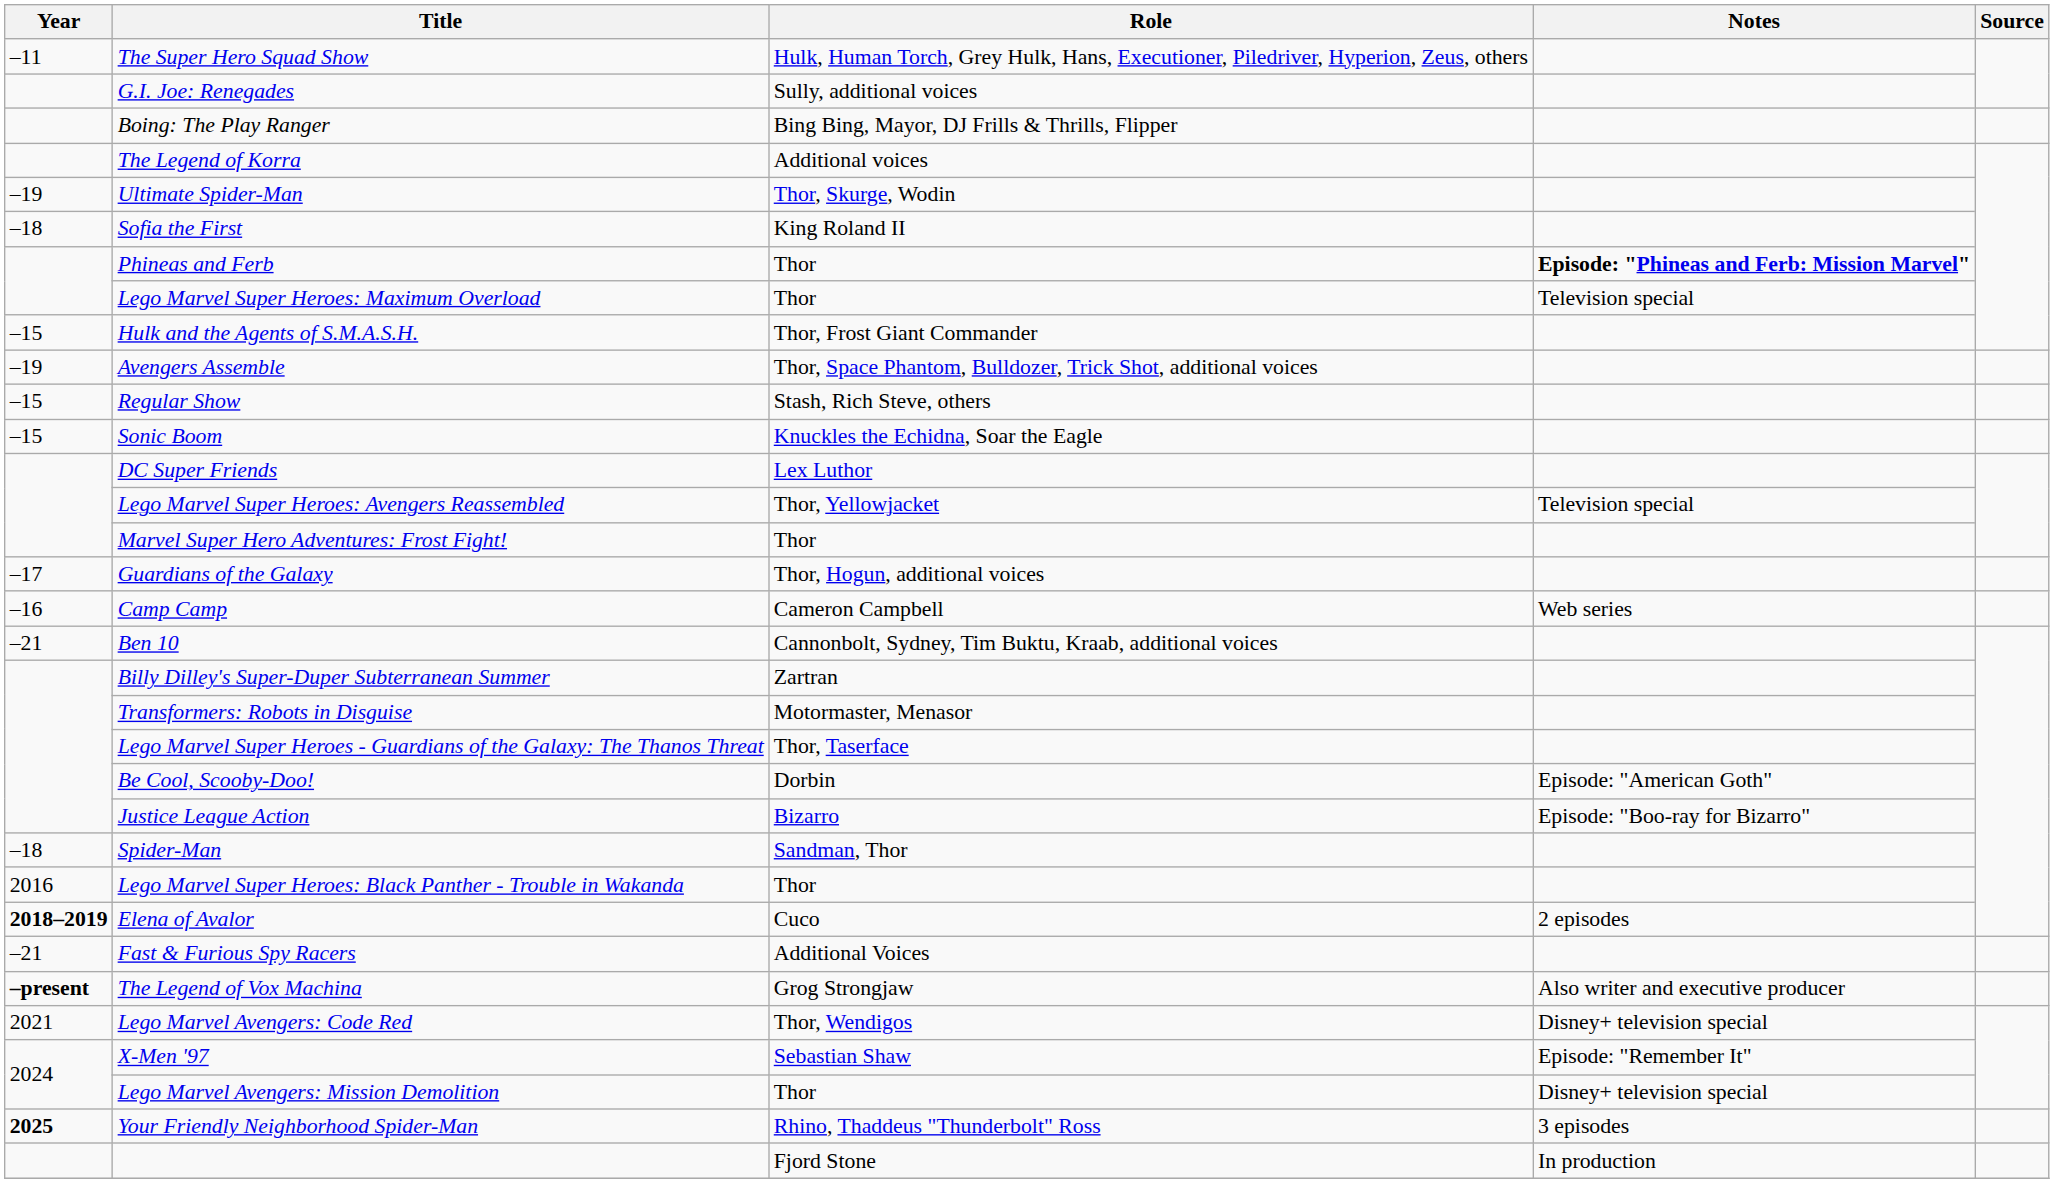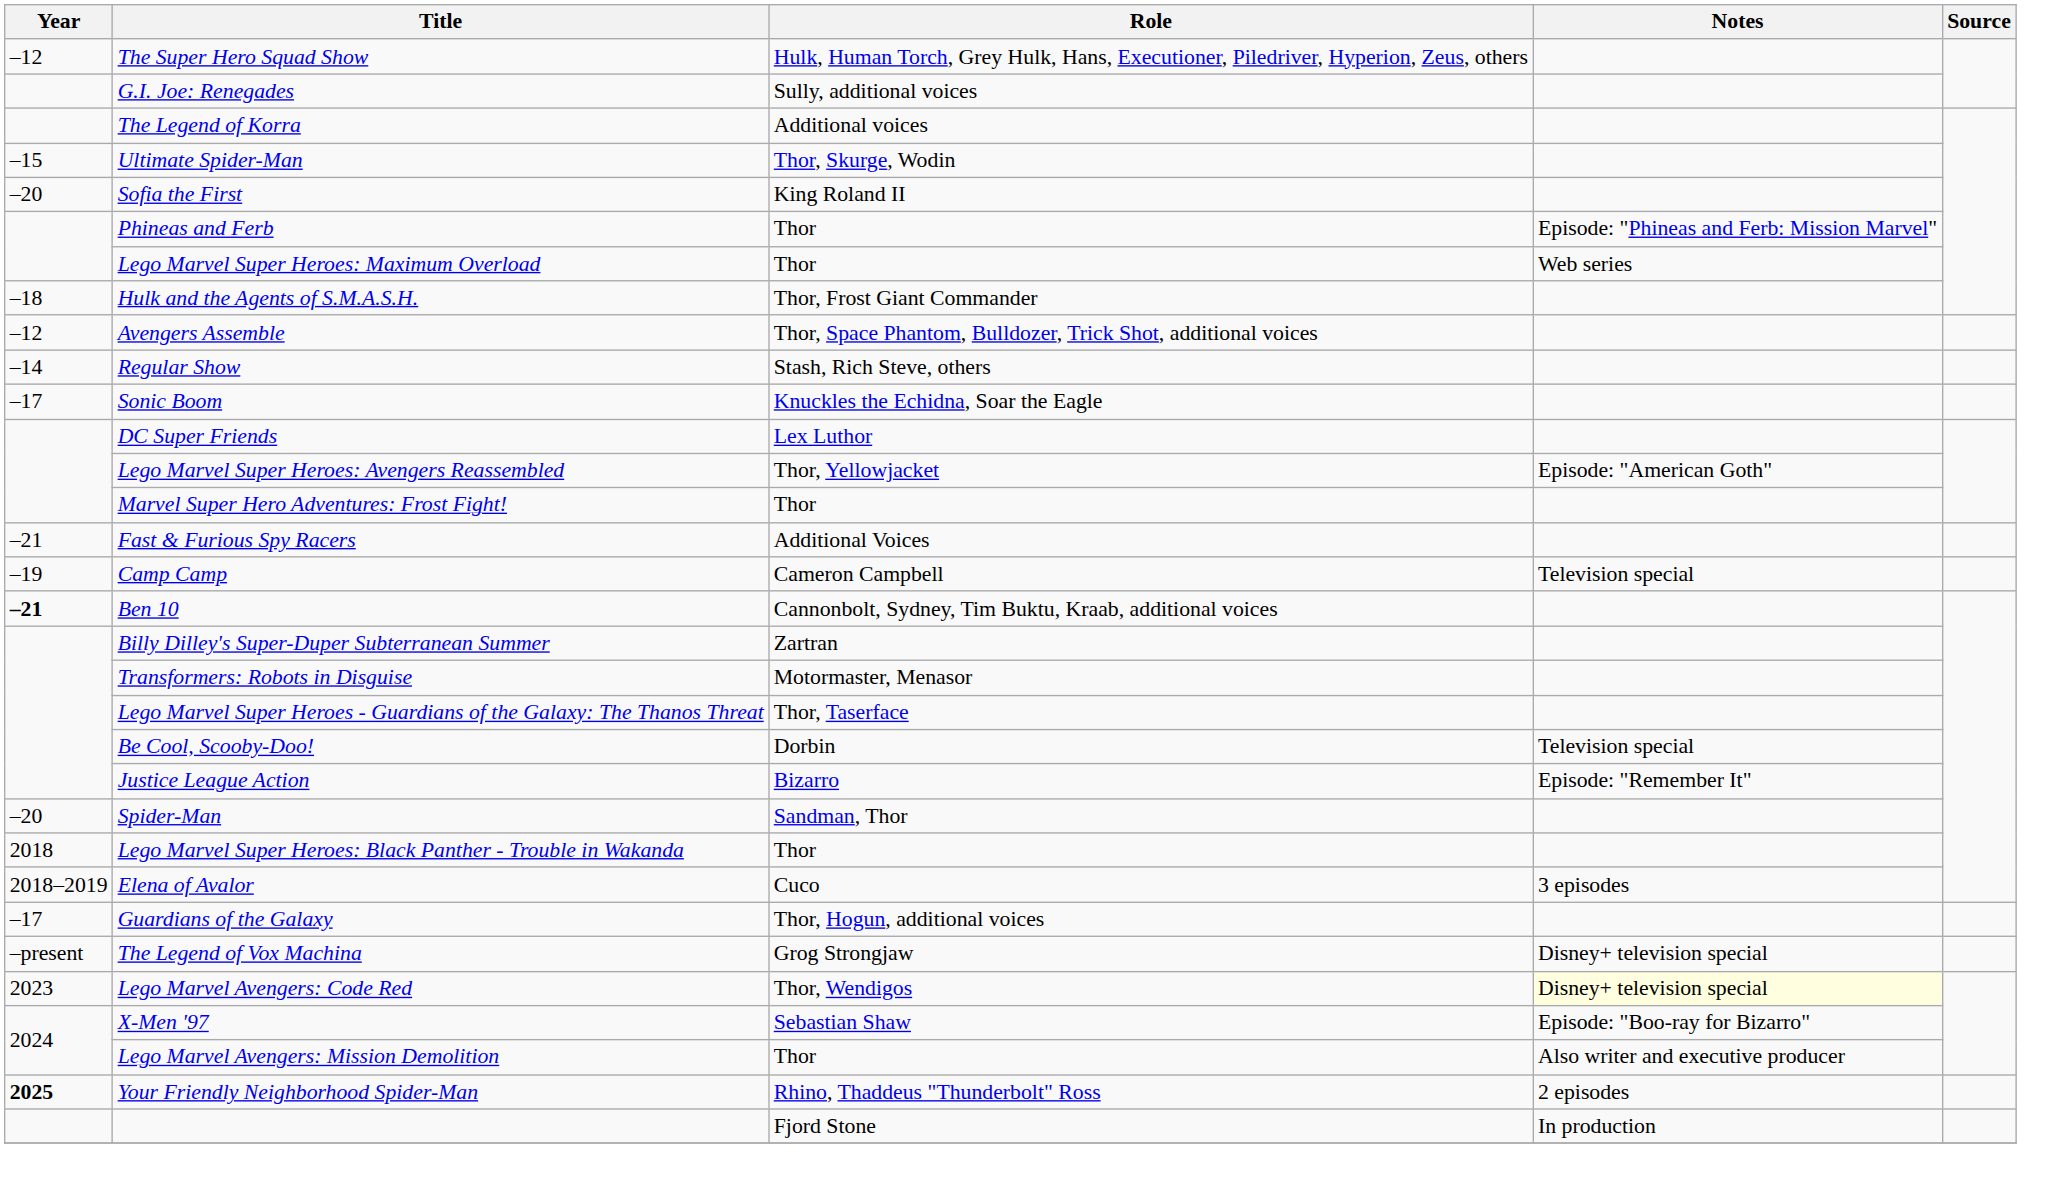(26, 56) –11 -> (26, 56) –12
- row: (224, 125)
(26, 194) –19 -> (26, 159) –15
(26, 228) –18 -> (26, 194) –20
(1754, 263) bold -> (1738, 228) normal
(1616, 297) Television special -> (1585, 263) Web series
(26, 332) –15 -> (26, 297) –18
(26, 366) –19 -> (26, 332) –12
(26, 401) –15 -> (26, 366) –14
(26, 435) –15 -> (26, 401) –17
(1616, 504) Television special -> (1655, 470) Episode: "American Goth"
rows swapped: (225, 573) <-> (237, 953)
(26, 608) –16 -> (26, 573) –19
(1585, 608) Web series -> (1616, 573) Television special
(26, 642) normal -> (26, 608) bold
(1655, 780) Episode: "American Goth" -> (1616, 746) Television special
(1674, 815) Episode: "Boo-ray for Bizarro" -> (1645, 780) Episode: "Remember It"
(26, 849) –18 -> (26, 815) –20
(31, 884) 2016 -> (31, 849) 2018
(59, 919) bold -> (59, 884) normal
(1584, 919) 2 episodes -> (1584, 884) 3 episodes
(49, 988) bold -> (47, 953) normal
(1691, 988) Also writer and executive producer -> (1653, 953) Disney+ television special
(31, 1022) 2021 -> (31, 988) 2023
(1653, 1022) no background -> (1653, 988) lightyellow background
(1645, 1057) Episode: "Remember It" -> (1674, 1022) Episode: "Boo-ray for Bizarro"
(1653, 1091) Disney+ television special -> (1691, 1057) Also writer and executive producer
(1584, 1126) 3 episodes -> (1584, 1091) 2 episodes
